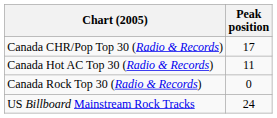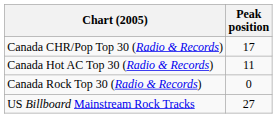(249, 103) 24 -> (249, 103) 27
